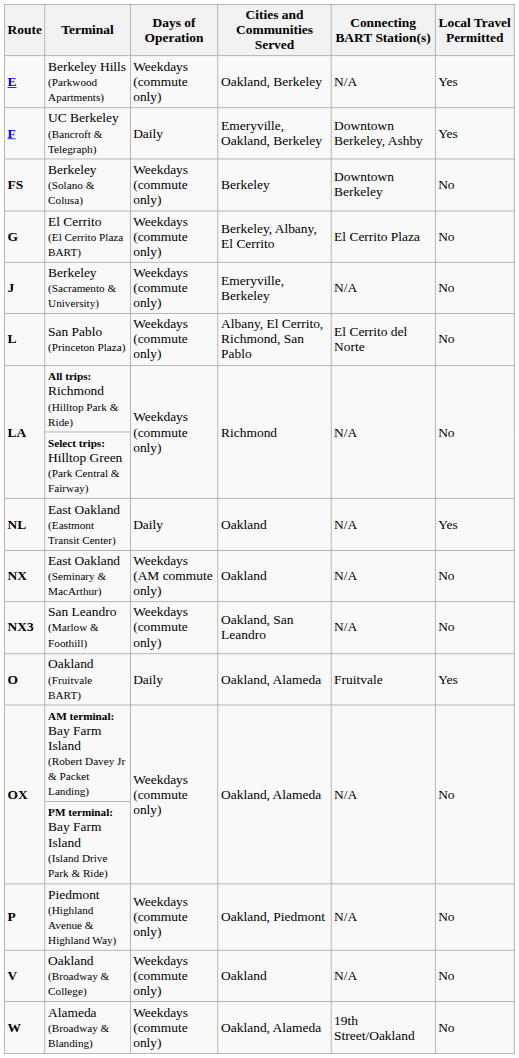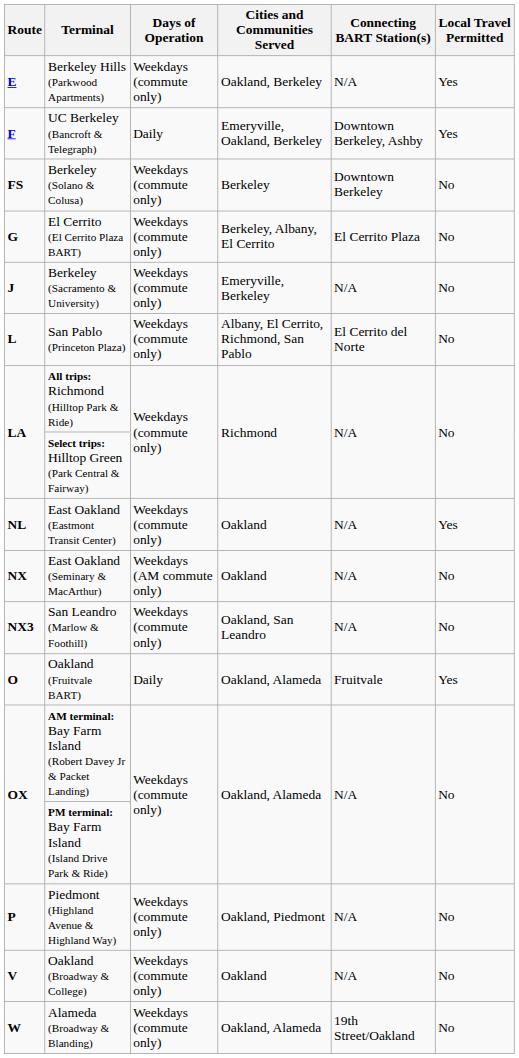(148, 524) Daily -> (161, 524) Weekdays (commute only)
